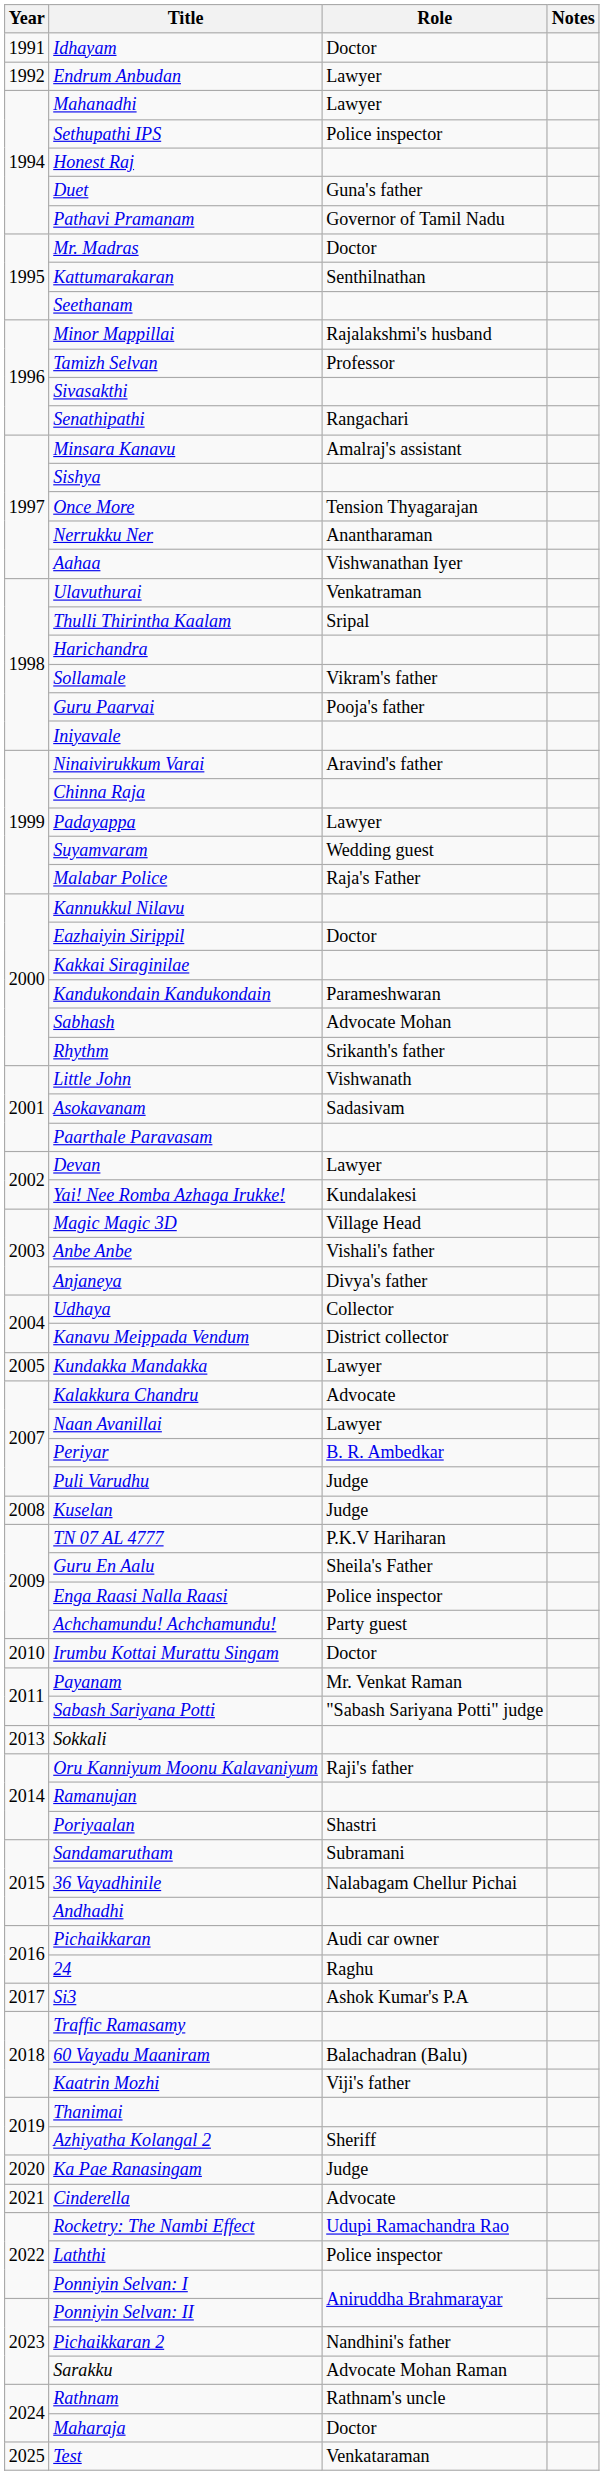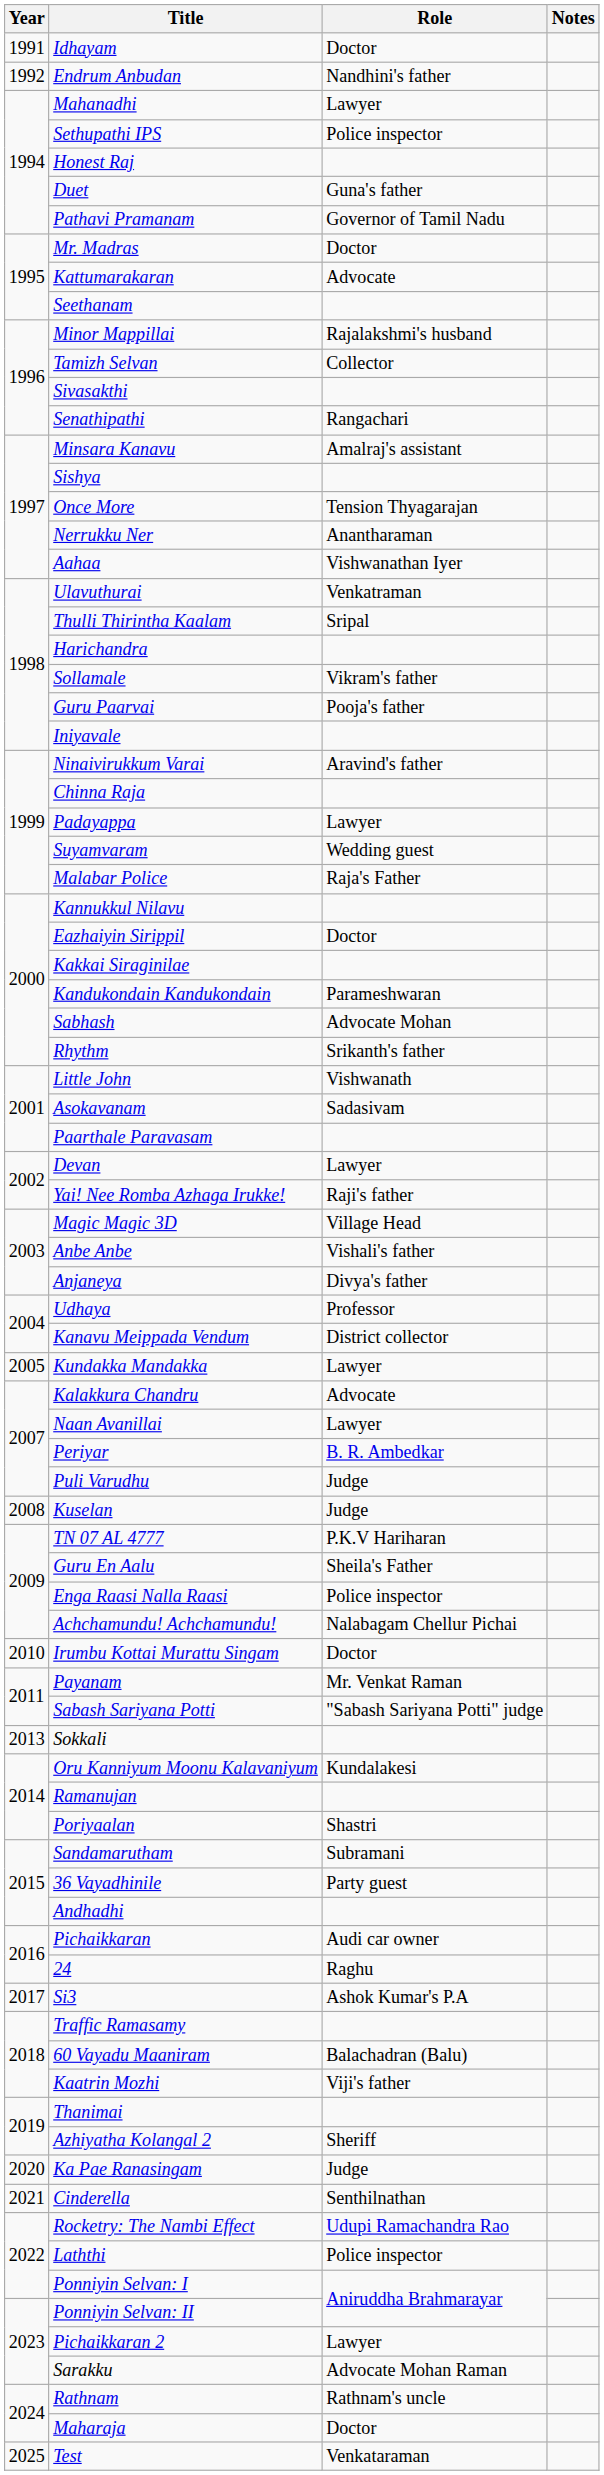(354, 76) Lawyer -> (388, 76) Nandhini's father
(376, 276) Senthilnathan -> (361, 276) Advocate
(360, 362) Professor -> (360, 362) Collector
(371, 1194) Kundalakesi -> (370, 1194) Raji's father
(360, 1309) Collector -> (360, 1309) Professor
(367, 1624) Party guest -> (422, 1624) Nalabagam Chellur Pichai
(370, 1767) Raji's father -> (371, 1767) Kundalakesi
(422, 1882) Nalabagam Chellur Pichai -> (367, 1882) Party guest
(361, 2198) Advocate -> (376, 2198) Senthilnathan
(388, 2341) Nandhini's father -> (354, 2341) Lawyer
